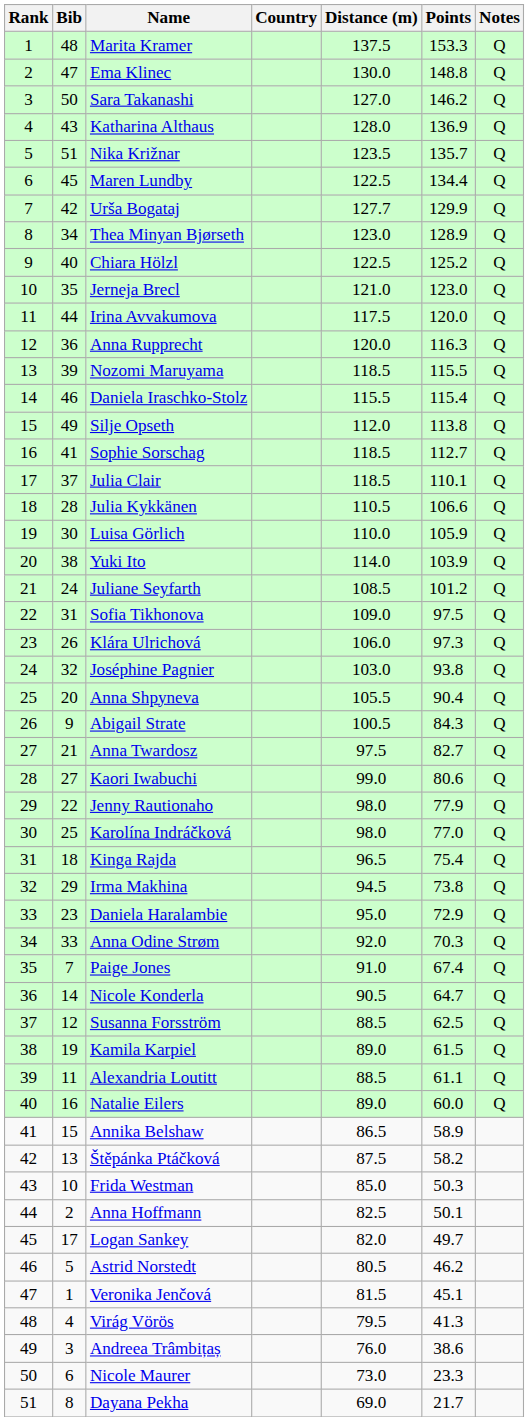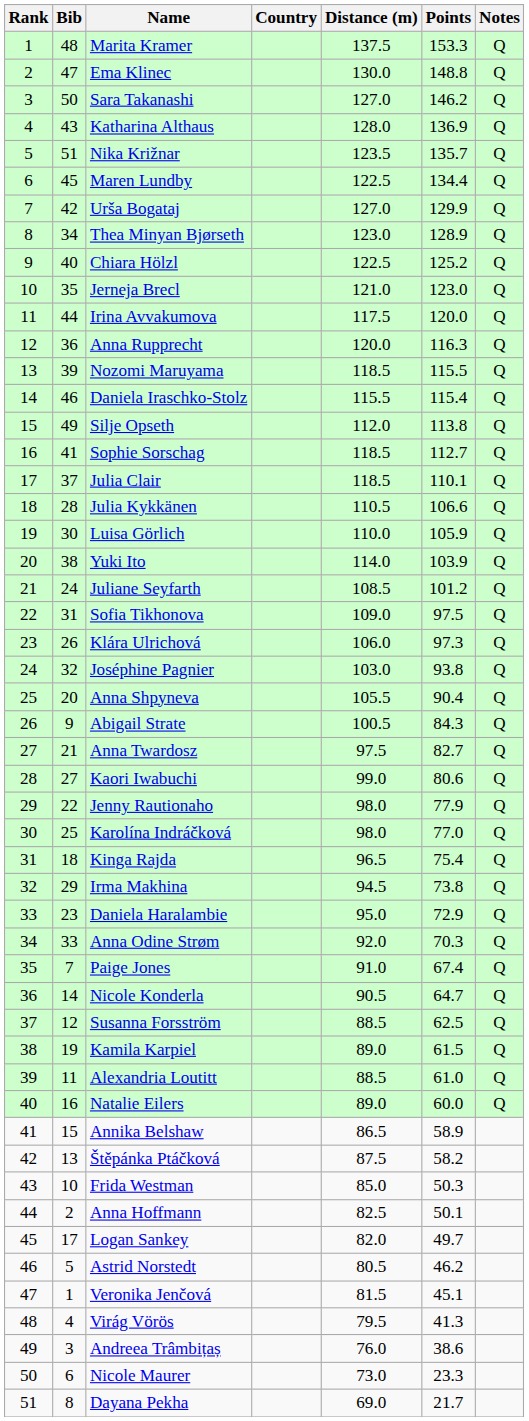(371, 208) 127.7 -> (371, 208) 127.0
(448, 1076) 61.1 -> (448, 1076) 61.0
